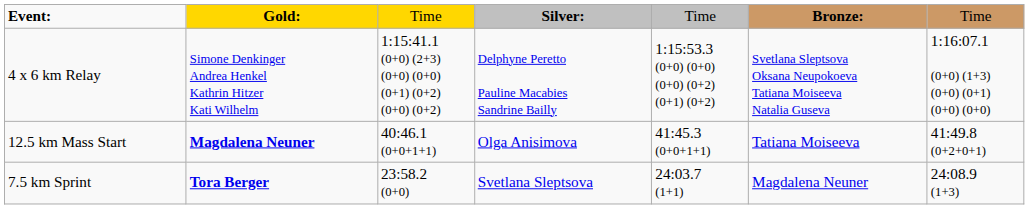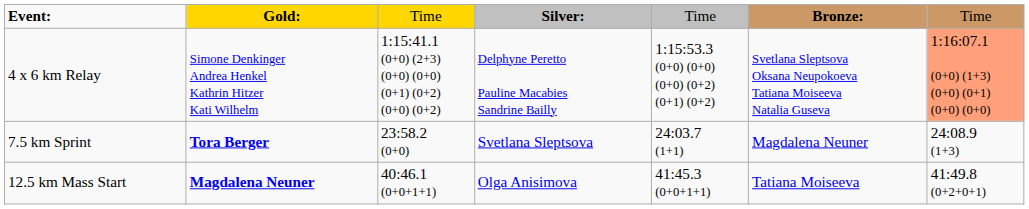(961, 74) no background -> (961, 74) lightsalmon background
rows swapped: (50, 182) <-> (67, 141)
